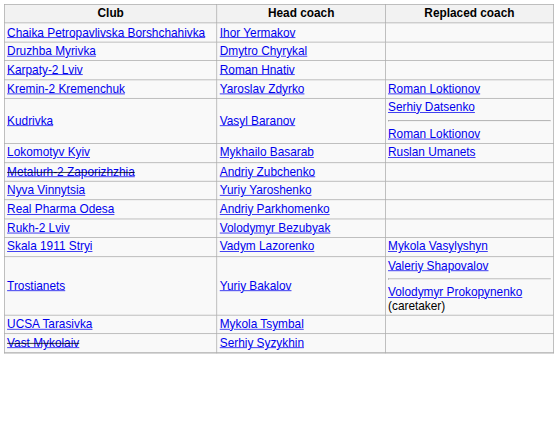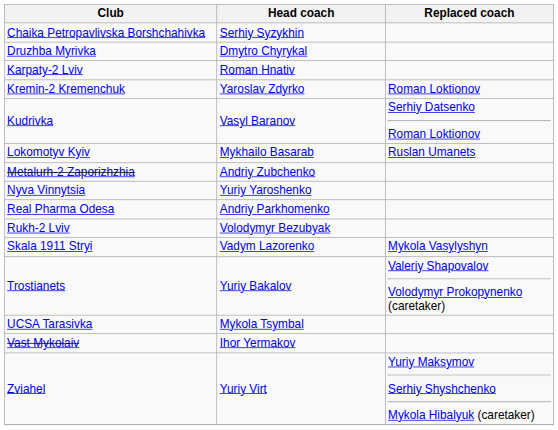(258, 32) Ihor Yermakov -> (262, 32) Serhiy Syzykhin
(262, 343) Serhiy Syzykhin -> (258, 343) Ihor Yermakov
+ row: (26, 388)
